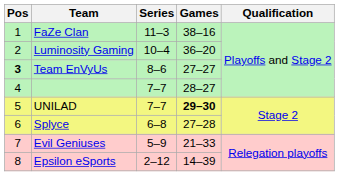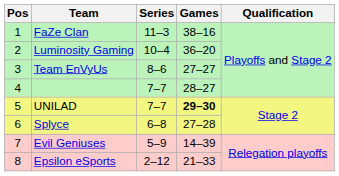(18, 69) bold -> (18, 69) normal
(199, 143) 21–33 -> (199, 143) 14–39
(199, 161) 14–39 -> (199, 161) 21–33
